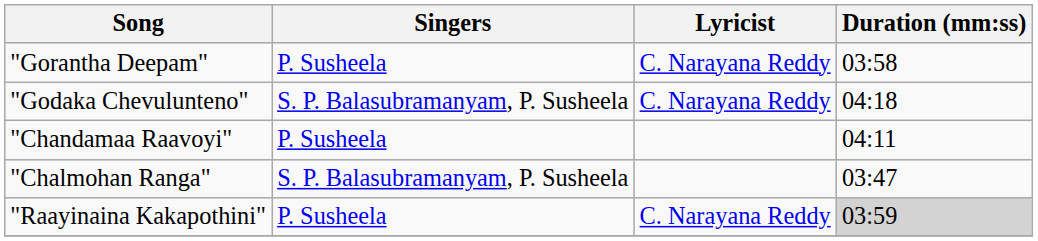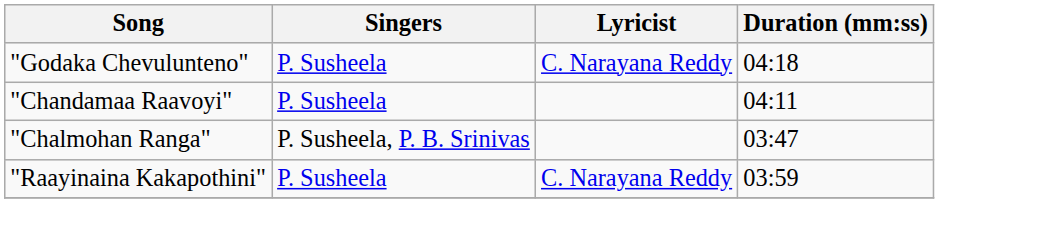- row: (109, 62)
(453, 100) S. P. Balasubramanyam, P. Susheela -> (332, 62) P. Susheela
(453, 178) S. P. Balasubramanyam, P. Susheela -> (403, 139) P. Susheela, P. B. Srinivas
(870, 216) lightgrey background -> (771, 178) no background
